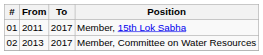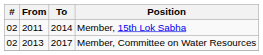(12, 27) 01 -> (12, 27) 02
(62, 27) 2017 -> (62, 27) 2014
